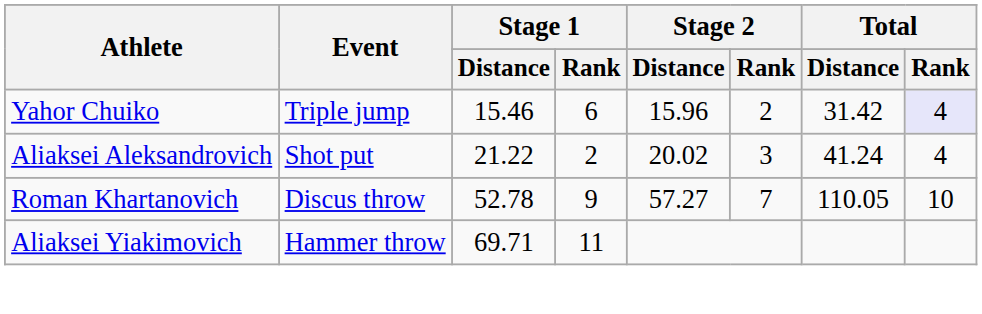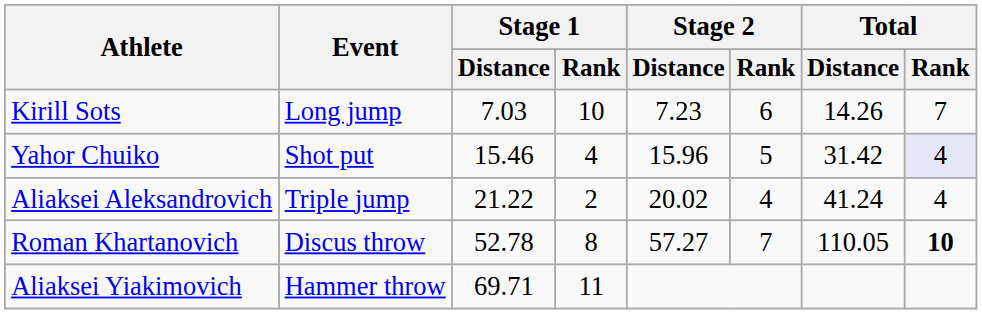+ row: (66, 111)
(347, 111) Triple jump -> (329, 155) Shot put
(591, 111) 6 -> (591, 155) 4
(766, 111) 2 -> (766, 155) 5
(329, 155) Shot put -> (347, 199) Triple jump
(766, 155) 3 -> (766, 199) 4
(591, 199) 9 -> (591, 242) 8
(940, 199) normal -> (940, 242) bold
